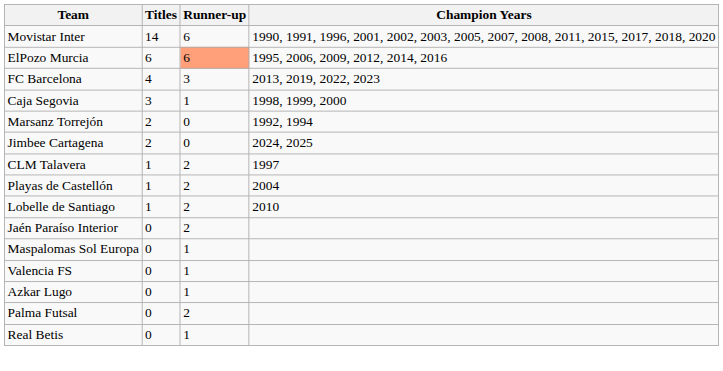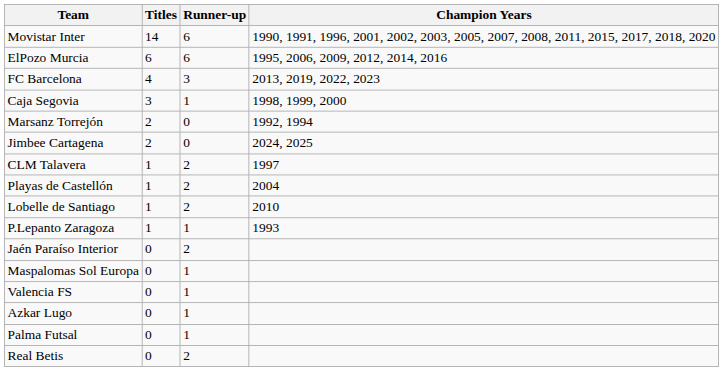(187, 57) lightsalmon background -> (187, 57) no background
+ row: (61, 228)
(187, 313) 2 -> (187, 334) 1
(187, 334) 1 -> (187, 356) 2
